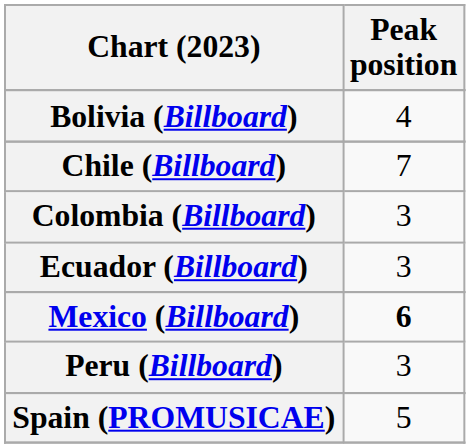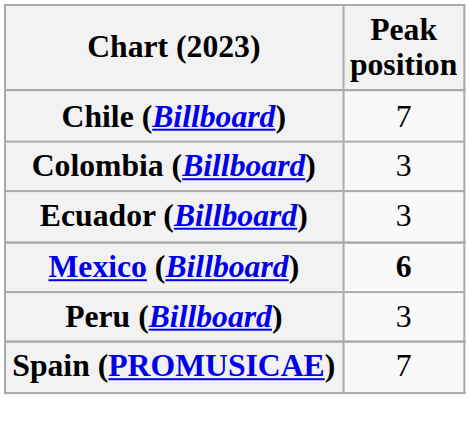- row: (174, 115)
(404, 416) 5 -> (404, 366) 7
